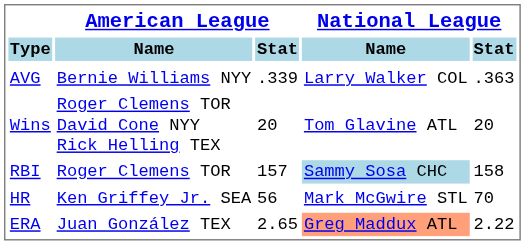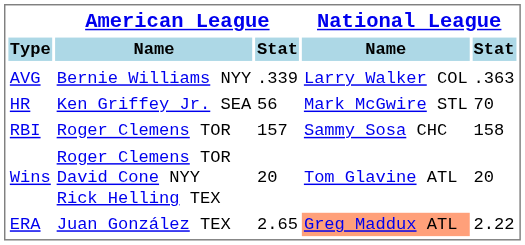rows swapped: (20, 198) <-> (30, 125)
(376, 172) lightblue background -> (376, 131) no background
